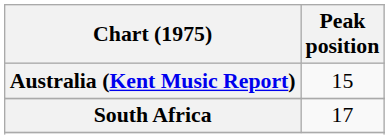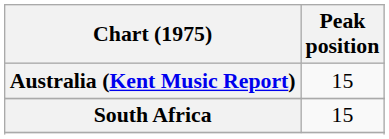(342, 115) 17 -> (342, 115) 15
